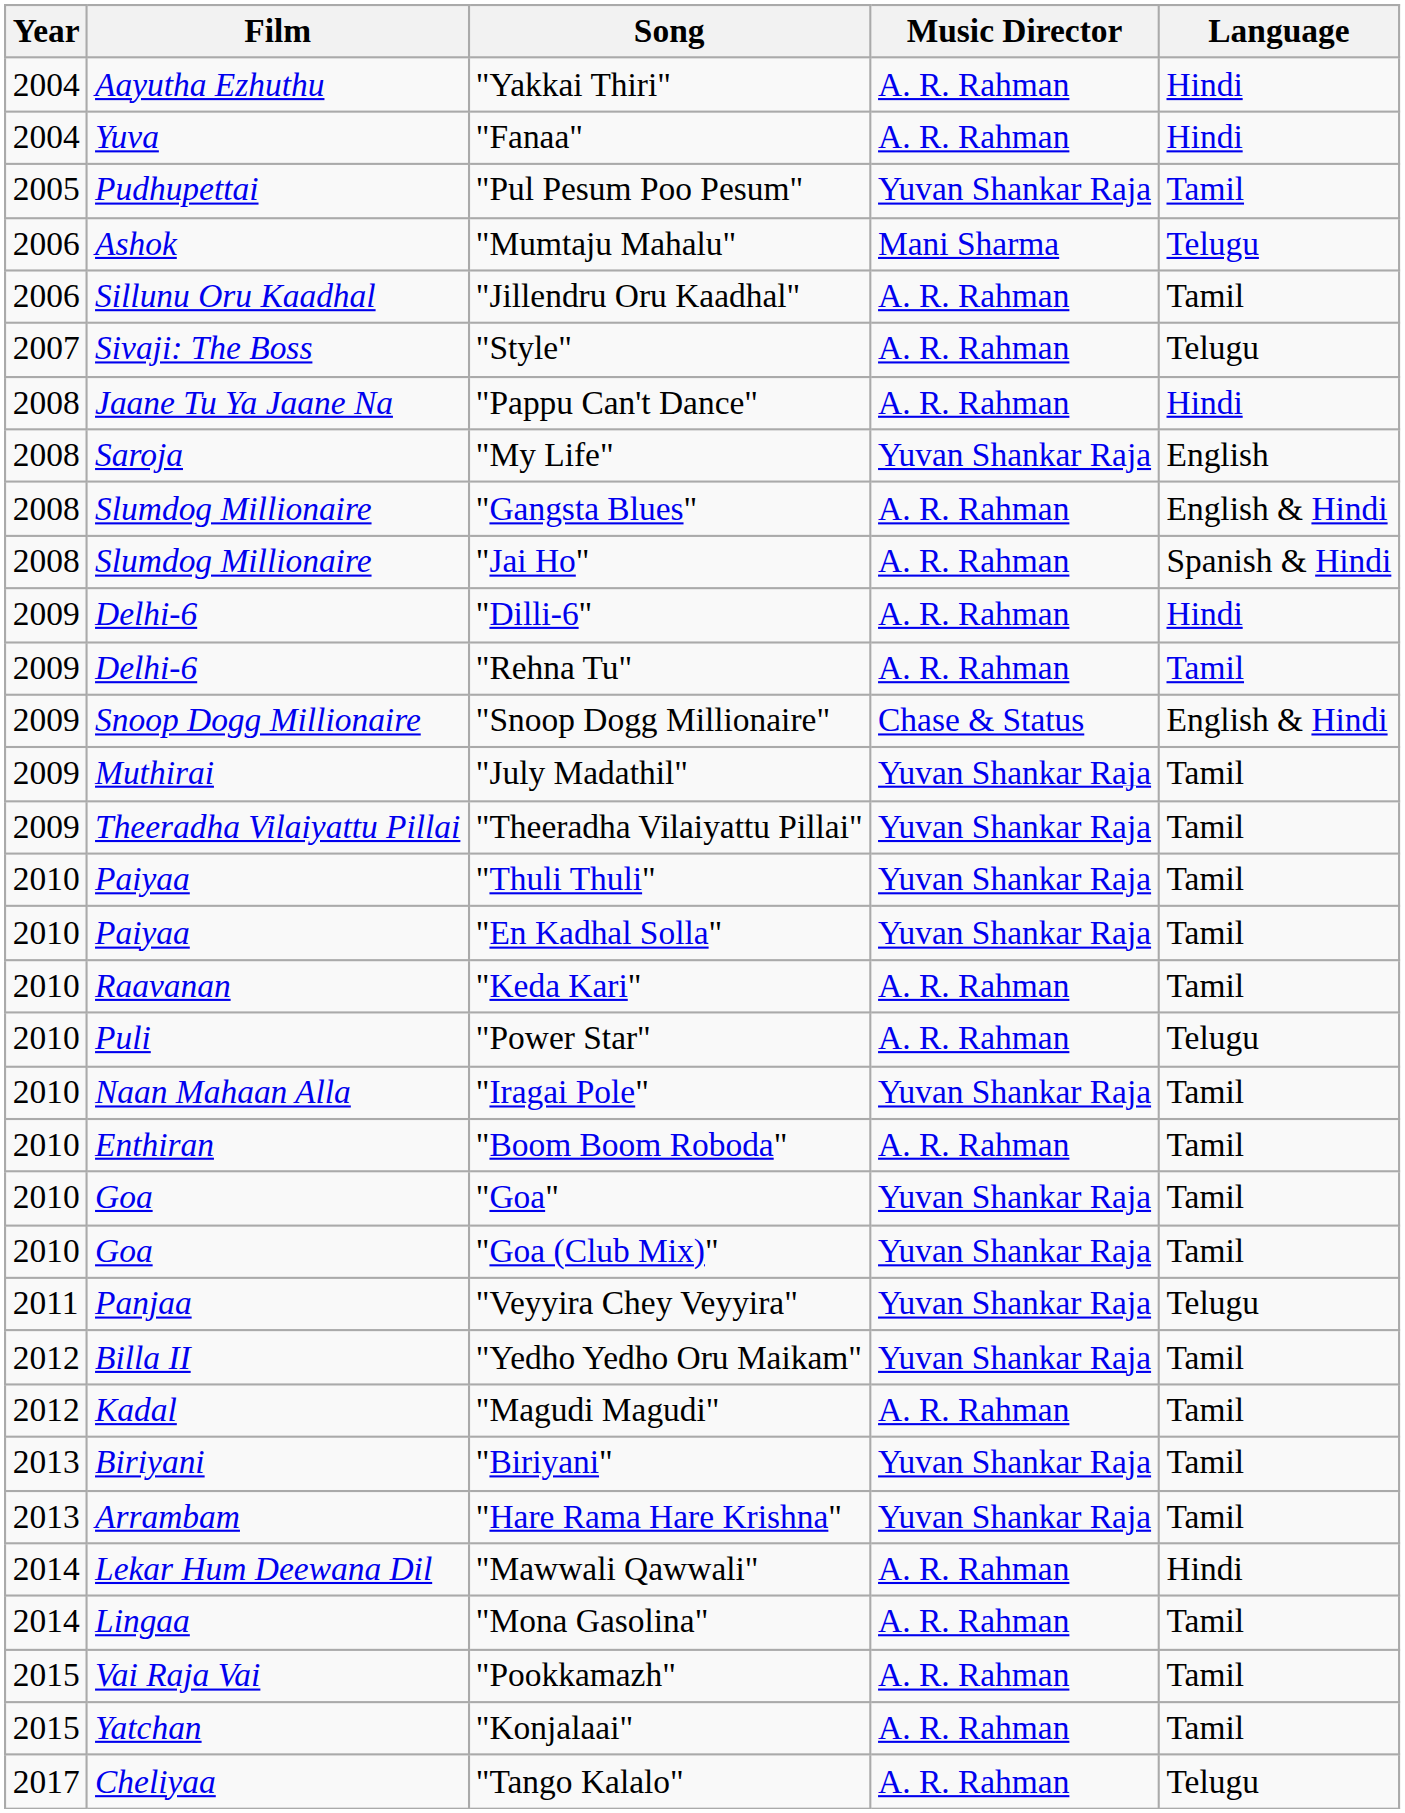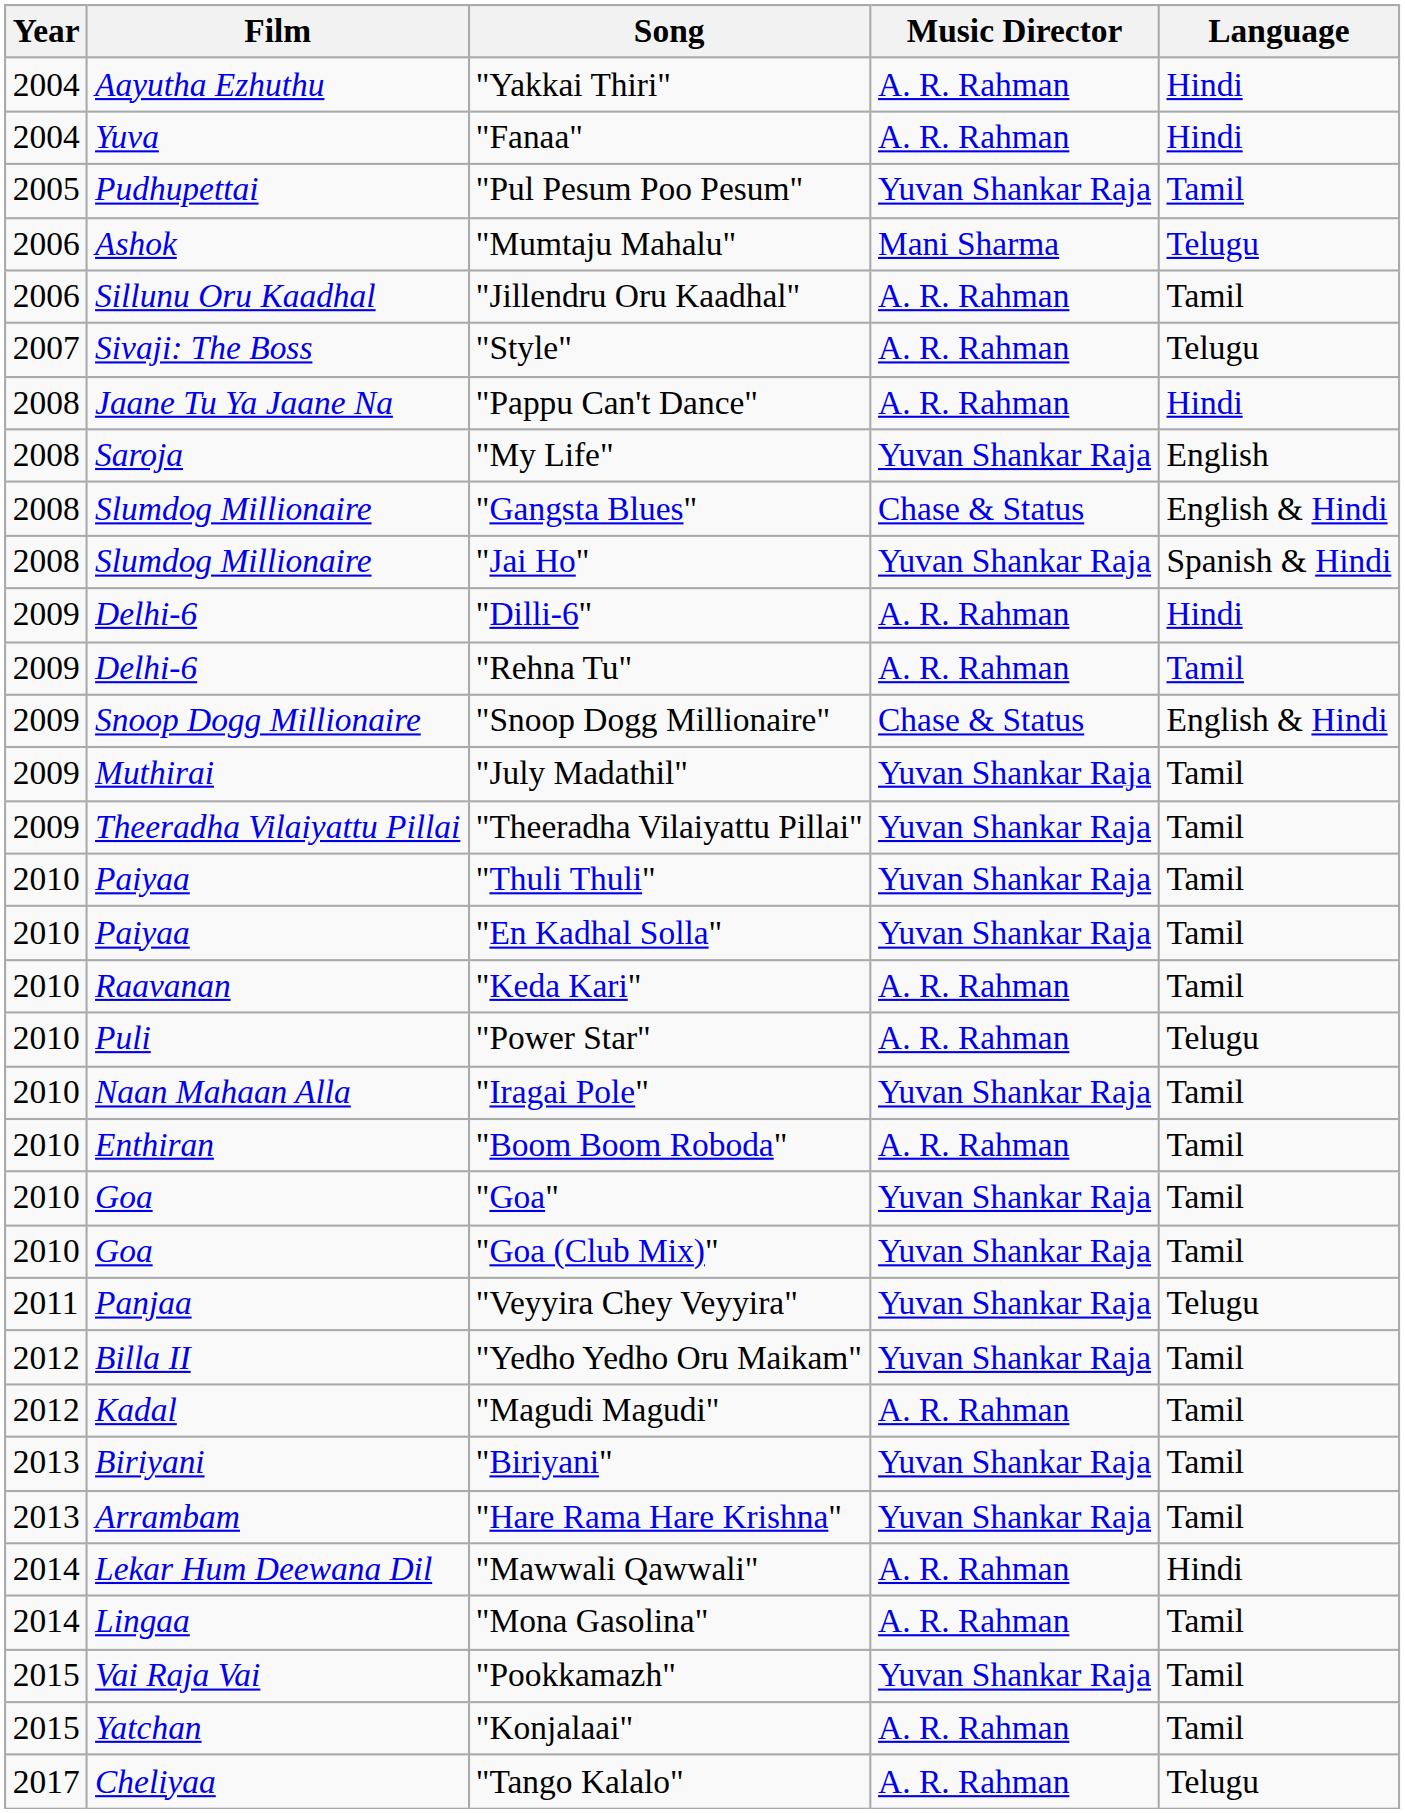(974, 508) A. R. Rahman -> (981, 508) Chase & Status
(974, 561) A. R. Rahman -> (1015, 561) Yuvan Shankar Raja
(974, 1675) A. R. Rahman -> (1015, 1675) Yuvan Shankar Raja
